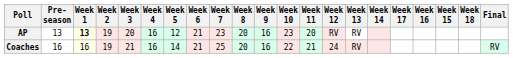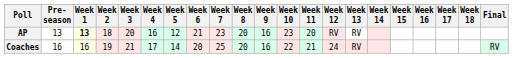columns swapped: (447, 15) <-> (402, 15)
(107, 33) 19 -> (107, 33) 18
(153, 46) 16 -> (153, 46) 17
(198, 46) 21 -> (198, 46) 20
